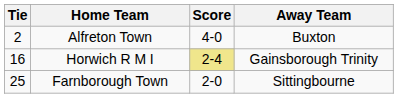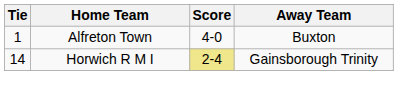(18, 37) 2 -> (18, 37) 1
(18, 59) 16 -> (18, 59) 14
- row: (110, 81)
